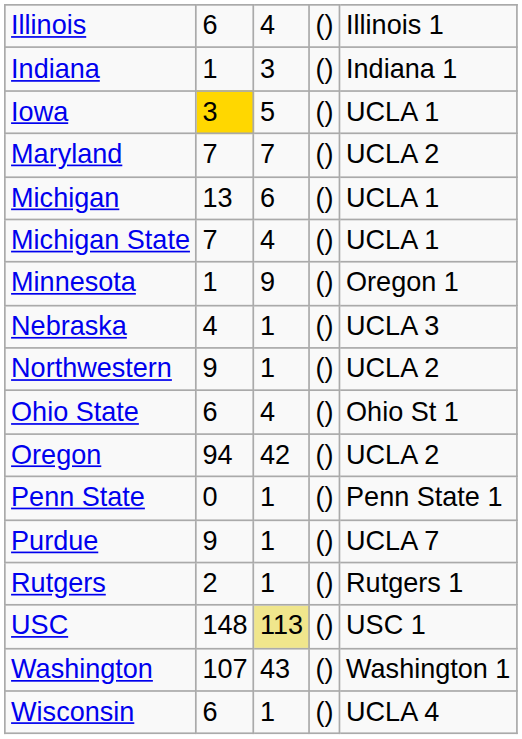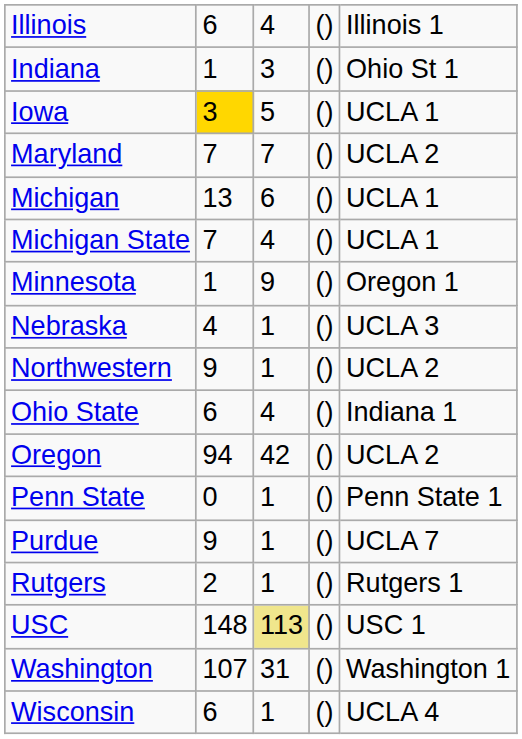(402, 68) Indiana 1 -> (402, 68) Ohio St 1
(402, 411) Ohio St 1 -> (402, 411) Indiana 1
(275, 669) 43 -> (275, 669) 31
